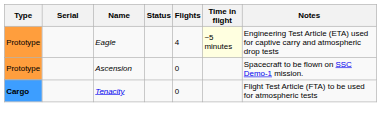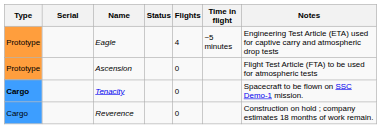(218, 42) lightyellow background -> (218, 42) no background
(298, 69) Spacecraft to be flown on SSC Demo-1 mission. -> (304, 69) Flight Test Article (FTA) to be used for atmospheric tests
(304, 91) Flight Test Article (FTA) to be used for atmospheric tests -> (298, 91) Spacecraft to be flown on SSC Demo-1 mission.
+ row: (114, 113)
